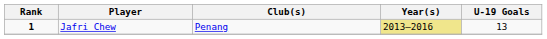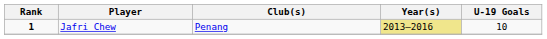(502, 27) 13 -> (502, 27) 10
